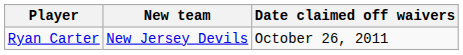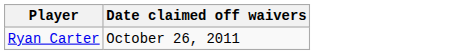- column: (177, 16)
